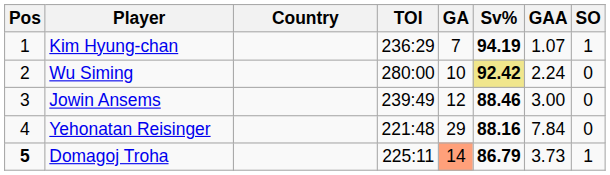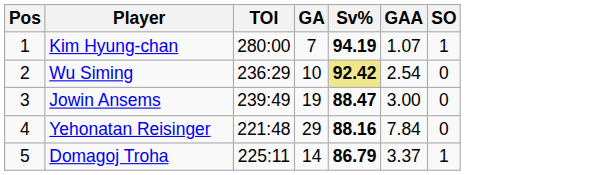- column: (305, 18)
(408, 45) 236:29 -> (264, 45) 280:00
(408, 73) 280:00 -> (264, 73) 236:29
(548, 73) 2.24 -> (404, 73) 2.54
(456, 101) 12 -> (312, 101) 19
(499, 101) 88.46 -> (355, 101) 88.47
(25, 156) bold -> (25, 156) normal
(456, 156) lightsalmon background -> (312, 156) no background
(548, 156) 3.73 -> (404, 156) 3.37
